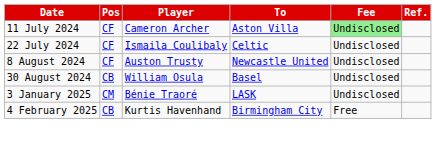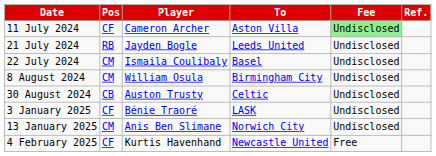+ row: (43, 45)
(108, 45) CF -> (108, 61) CM
(250, 45) Celtic -> (247, 61) Basel
(108, 61) CF -> (108, 78) CM
(164, 61) Auston Trusty -> (164, 78) William Osula
(280, 61) Newcastle United -> (277, 78) Birmingham City
(164, 78) William Osula -> (164, 94) Auston Trusty
(247, 78) Basel -> (250, 94) Celtic
(108, 94) CM -> (108, 110) CF
+ row: (52, 127)
(108, 110) CB -> (108, 143) CF
(277, 110) Birmingham City -> (280, 143) Newcastle United
